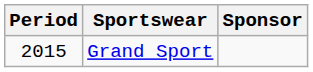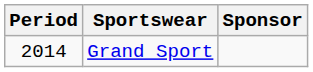(44, 51) 2015 -> (44, 51) 2014
